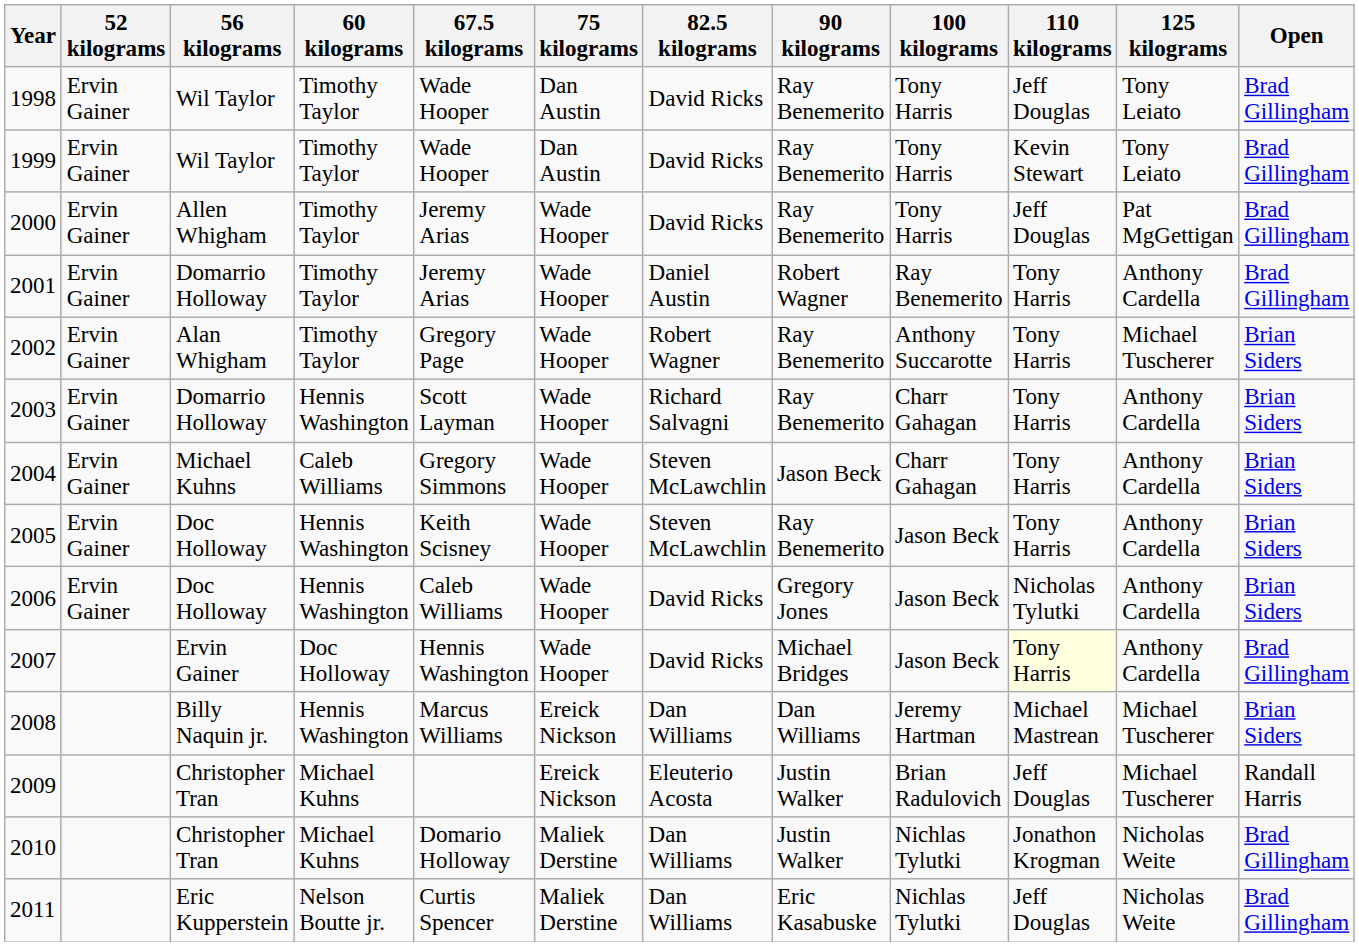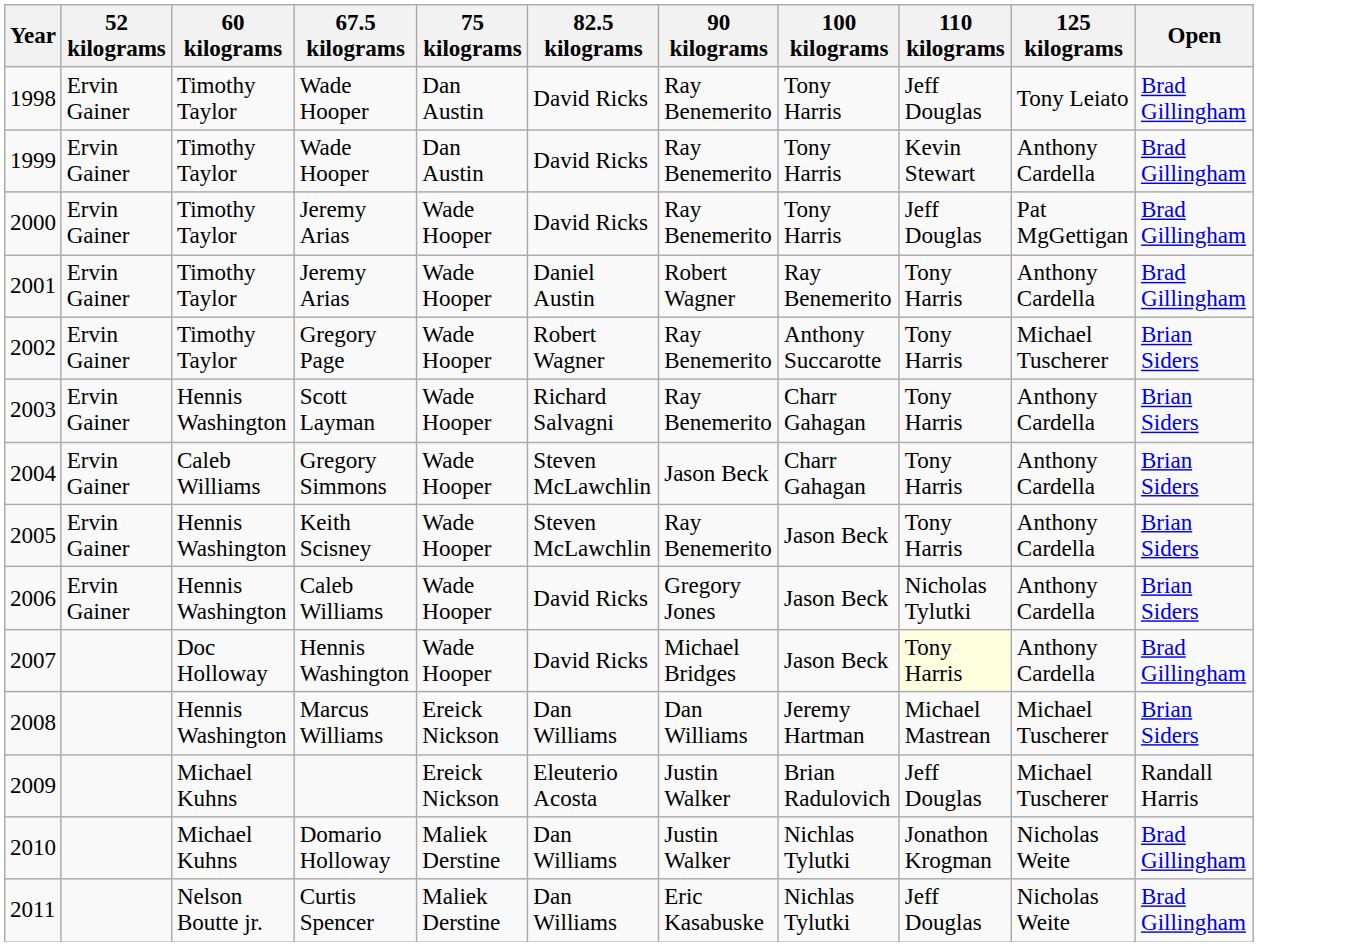- column: (232, 35)
(1152, 160) Tony Leiato -> (1057, 160) Anthony Cardella
